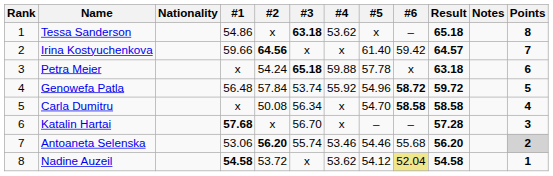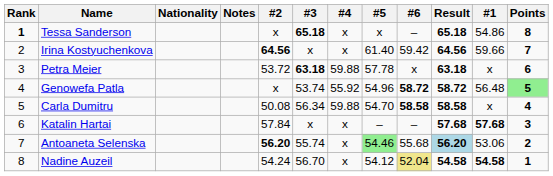columns swapped: (238, 13) <-> (488, 13)
(21, 32) normal -> (21, 32) bold
(307, 32) 63.18 -> (310, 32) 65.18
(342, 32) 53.62 -> (345, 32) x
(449, 50) 64.57 -> (452, 50) 64.56
(272, 69) 54.24 -> (276, 69) 53.72
(307, 69) 65.18 -> (310, 69) 63.18
(272, 87) 57.84 -> (276, 87) x
(449, 87) 59.72 -> (452, 87) 58.72
(528, 87) no background -> (528, 87) lightgreen background
(342, 106) x -> (345, 106) 59.88
(272, 124) x -> (276, 124) 57.84
(307, 124) 56.70 -> (310, 124) x
(449, 124) 57.28 -> (452, 124) 57.68
(342, 143) 53.46 -> (345, 143) x
(376, 143) no background -> (379, 143) lightgreen background
(449, 143) no background -> (452, 143) lightblue background
(528, 143) lightgrey background -> (528, 143) no background
(272, 161) 53.72 -> (276, 161) 54.24
(307, 161) x -> (310, 161) 56.70
(342, 161) 53.62 -> (345, 161) x
